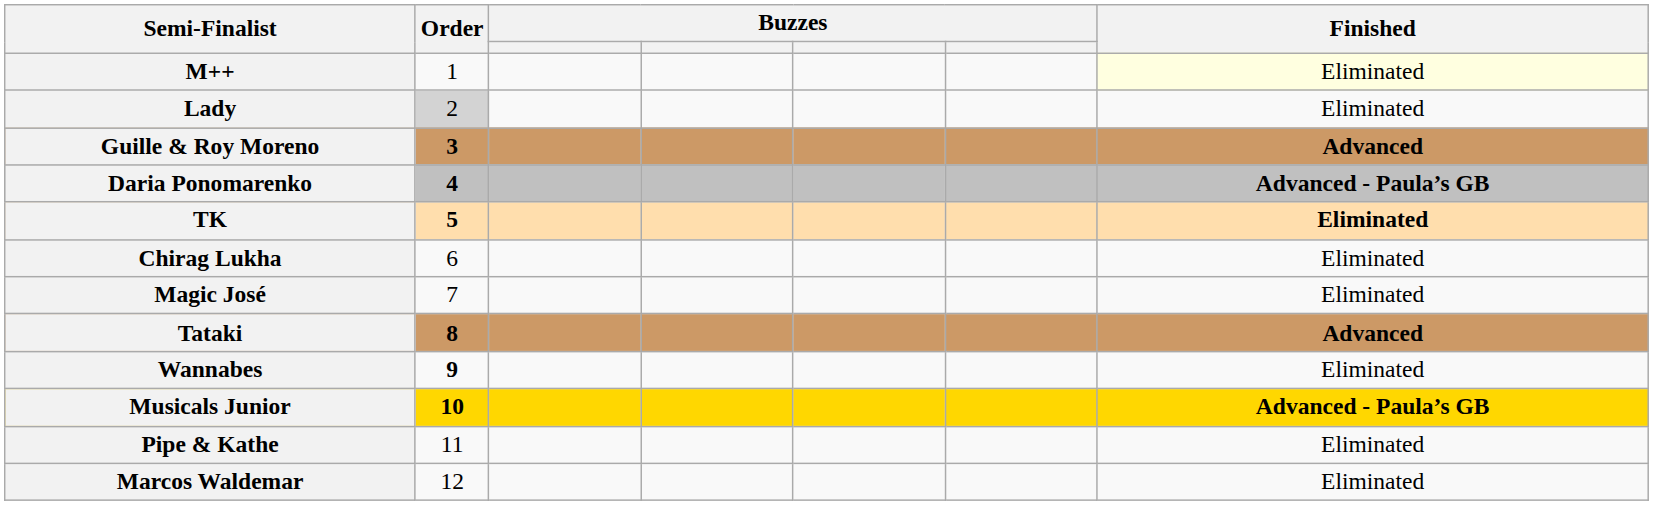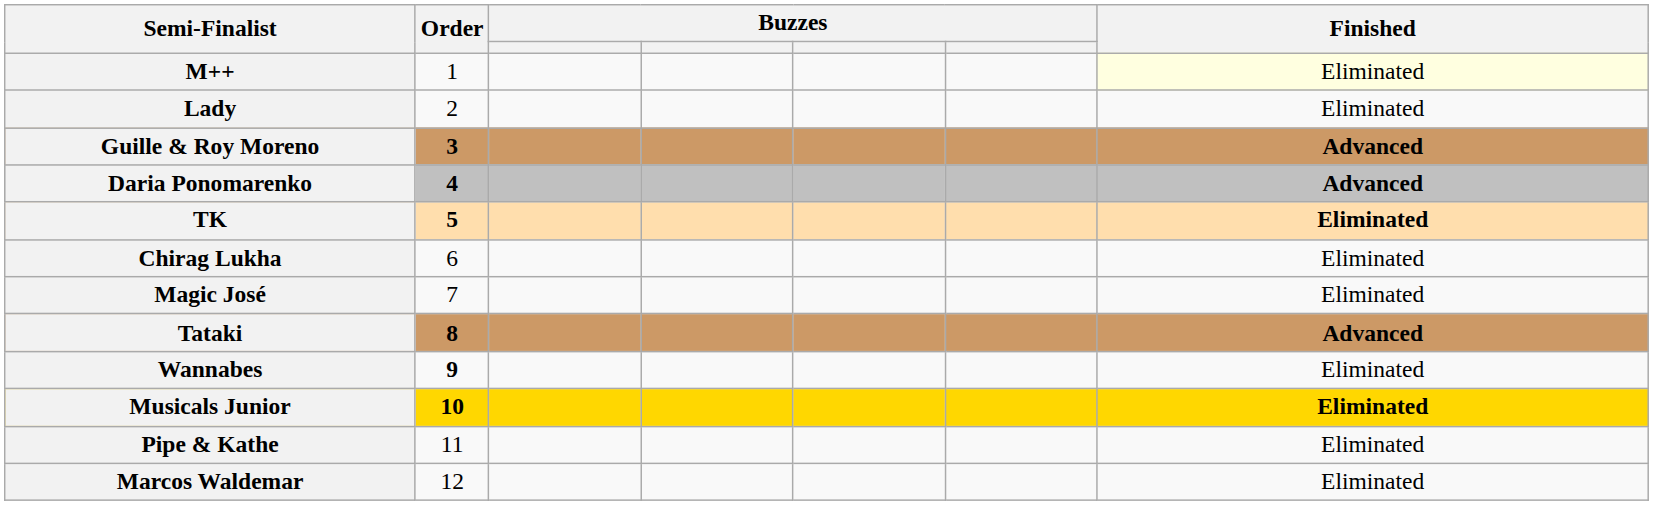(452, 108) lightgrey background -> (452, 108) no background
(1373, 183) Advanced - Paula’s GB -> (1373, 183) Advanced
(1373, 407) Advanced - Paula’s GB -> (1373, 407) Eliminated
